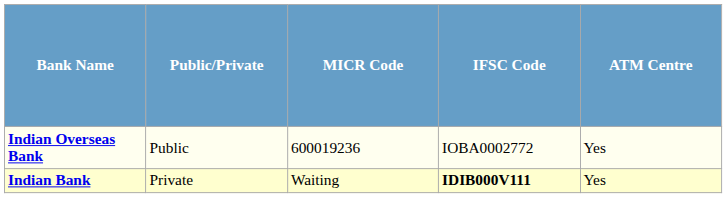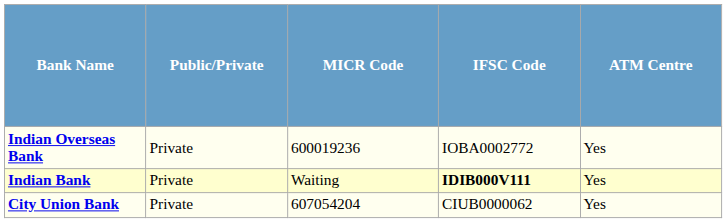(169, 147) Public -> (171, 147) Private
+ row: (64, 204)
